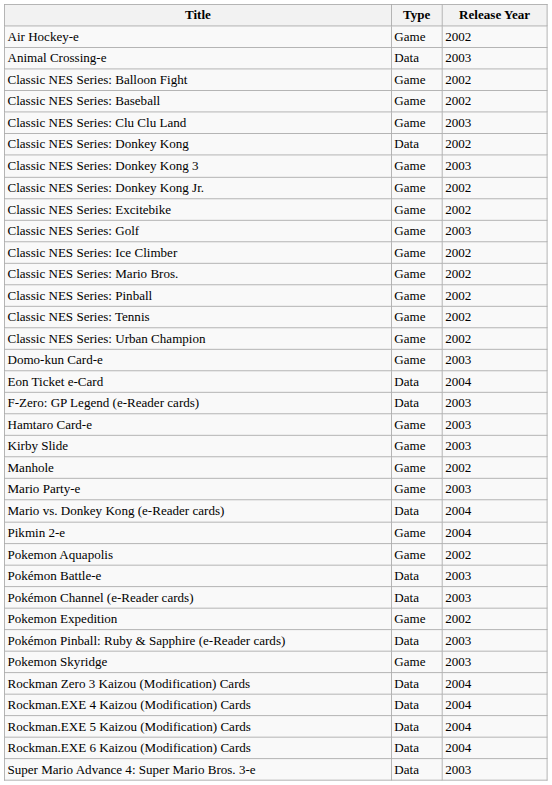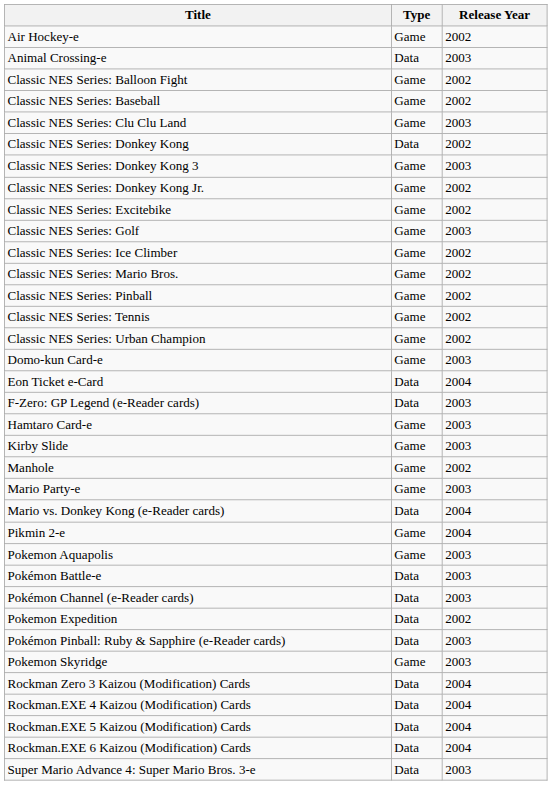(458, 554) 2002 -> (458, 554) 2003
(410, 618) Game -> (407, 618) Data
